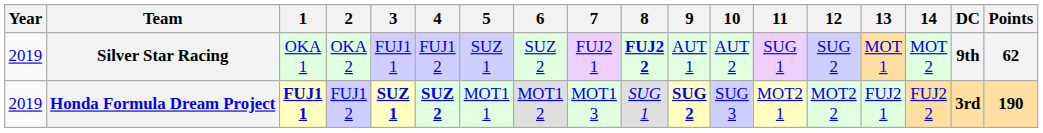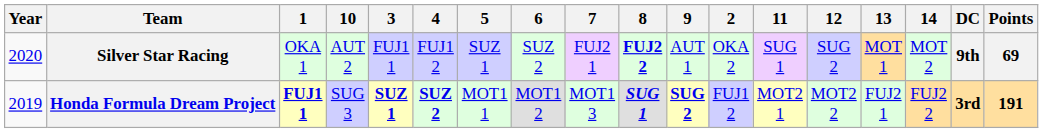columns swapped: (349, 18) <-> (732, 18)
(25, 56) 2019 -> (25, 56) 2020
(1011, 56) 62 -> (1011, 56) 69
(645, 104) normal -> (643, 104) bold
(1011, 104) 190 -> (1011, 104) 191
